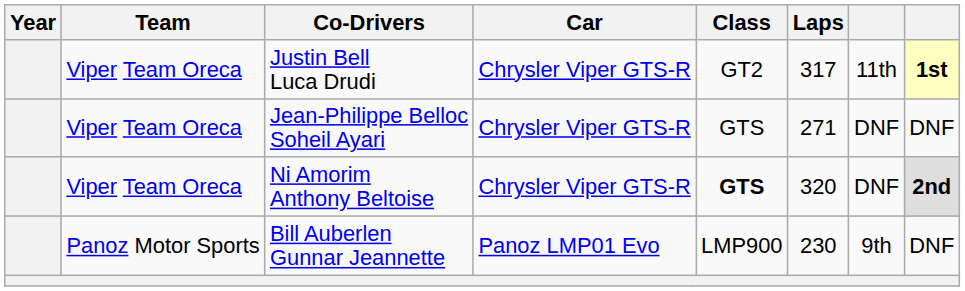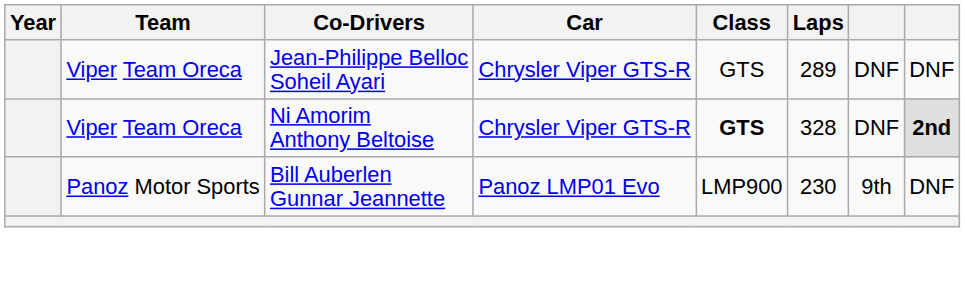- row: (323, 69)
(818, 128) 271 -> (818, 69) 289
(818, 187) 320 -> (818, 128) 328
